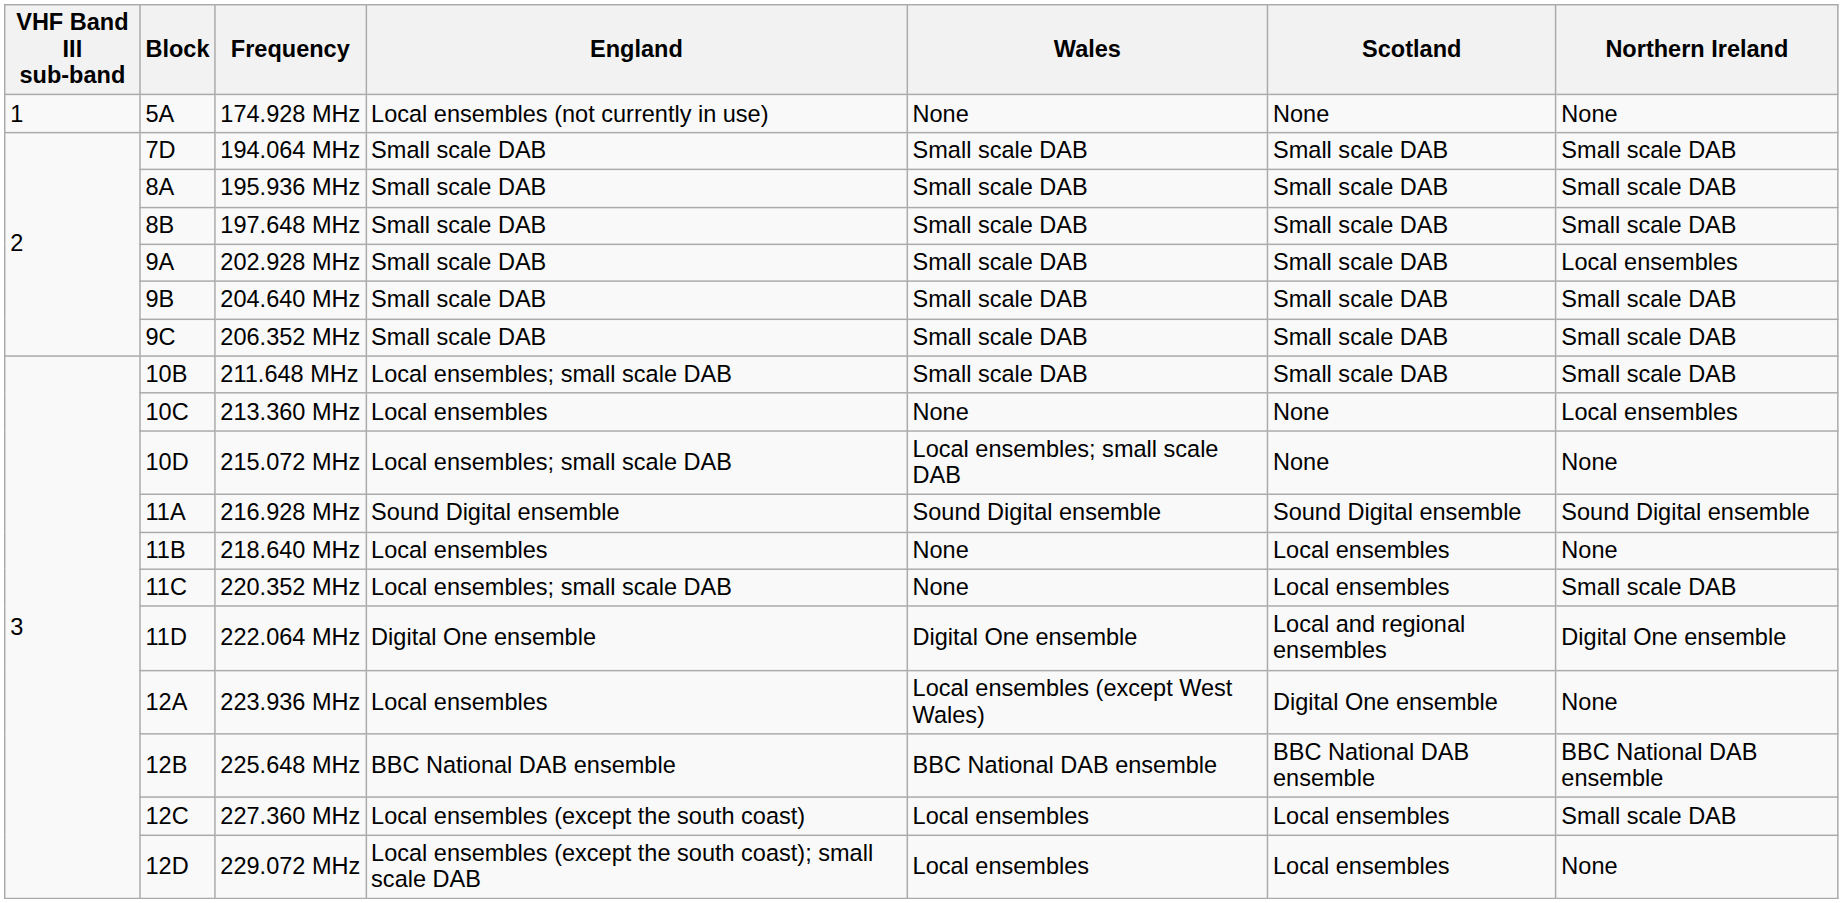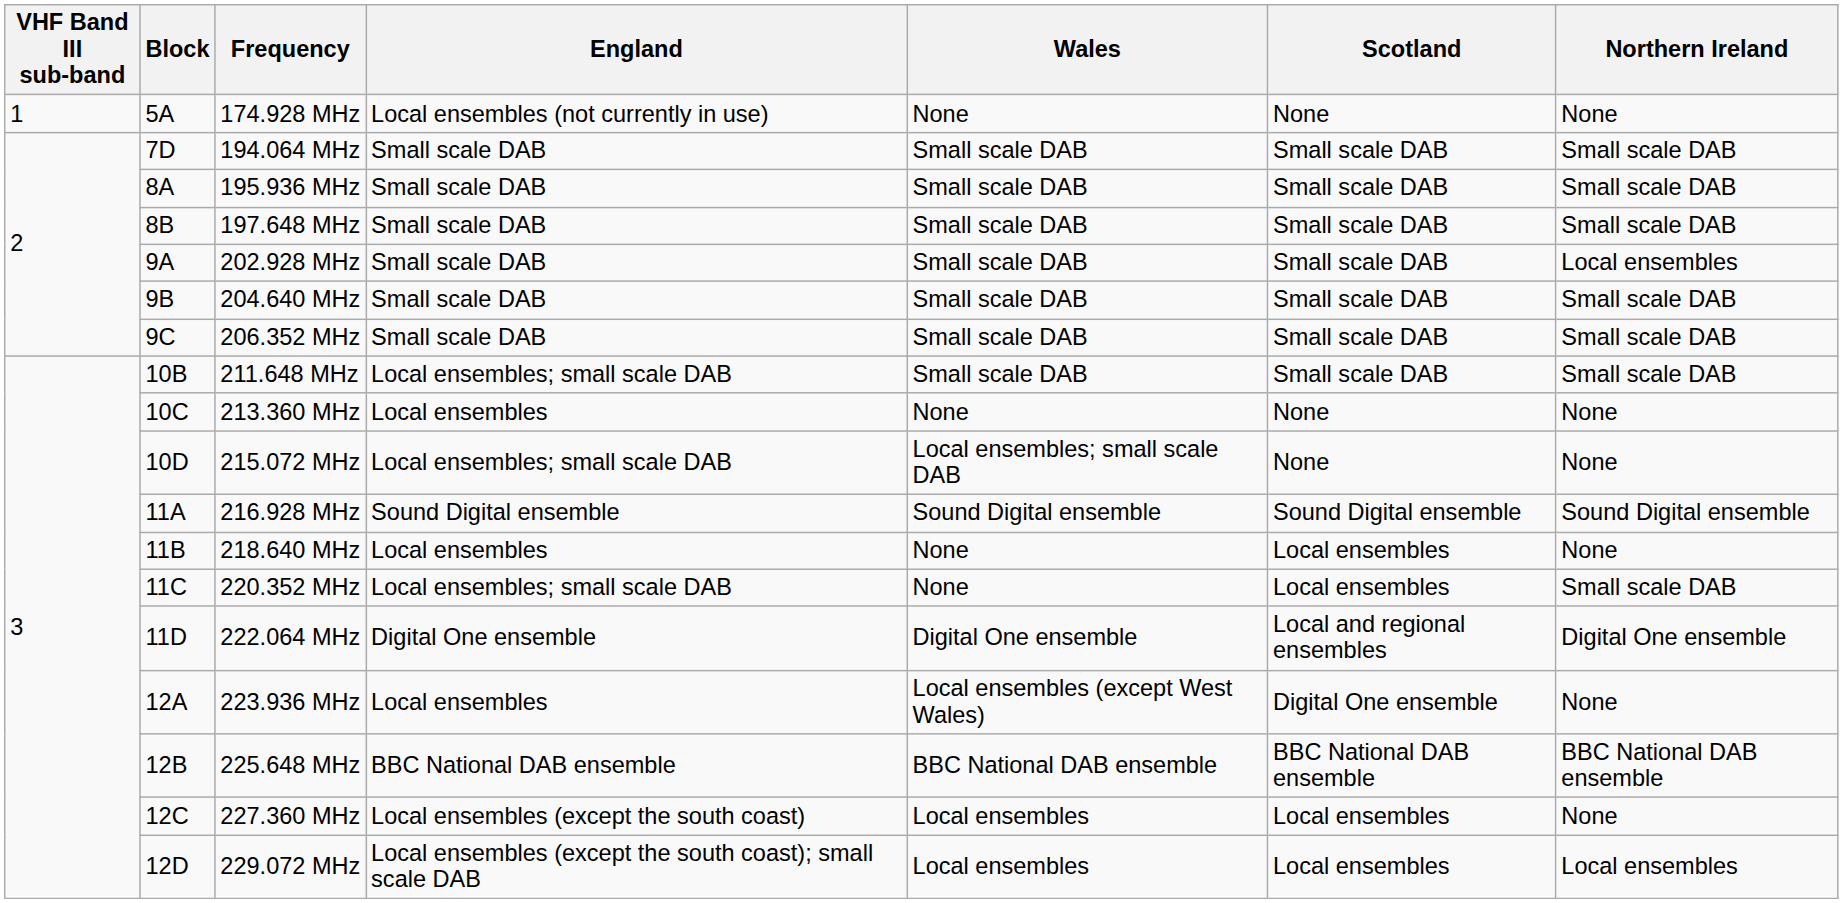(1650, 411) Local ensembles -> (1589, 411) None
(1649, 816) Small scale DAB -> (1589, 816) None
(1589, 866) None -> (1650, 866) Local ensembles
